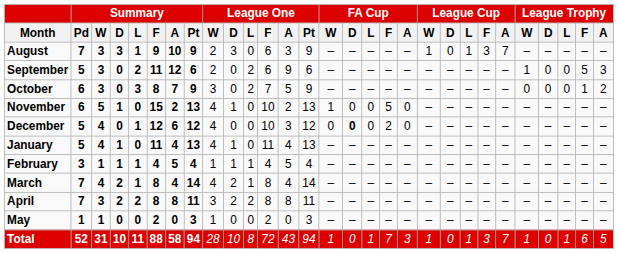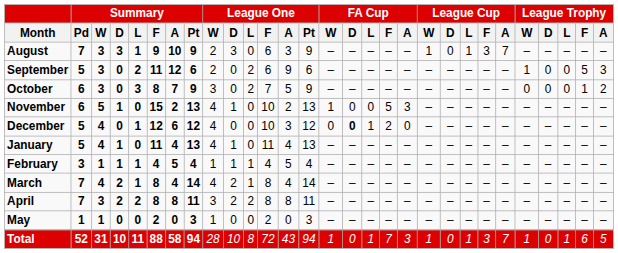(407, 107) 0 -> (407, 107) 3
(371, 126) 0 -> (371, 126) 1
